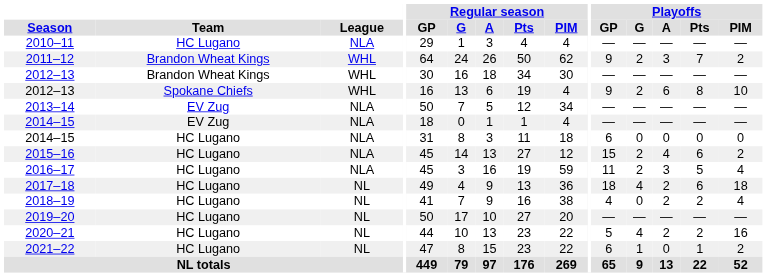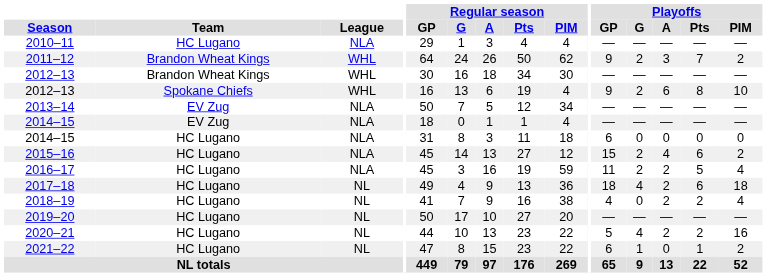(666, 170) 3 -> (666, 170) 2
